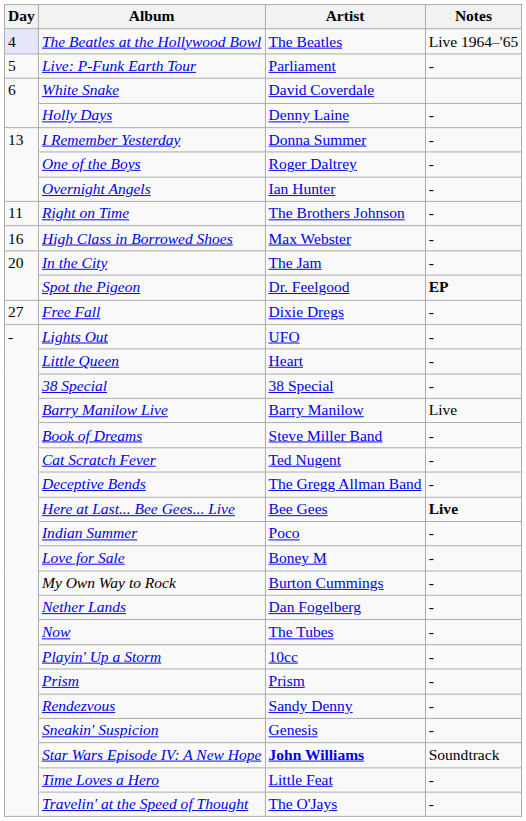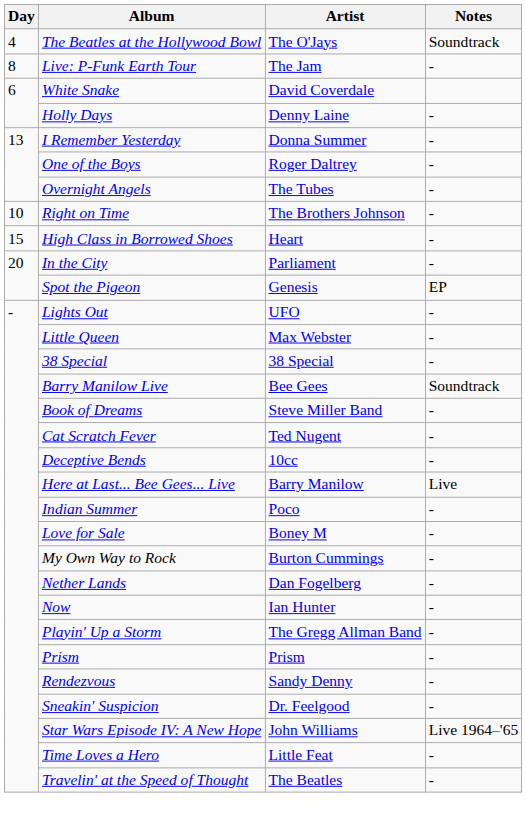(12, 41) lavender background -> (12, 41) no background
(305, 41) The Beatles -> (303, 41) The O'Jays
(473, 41) Live 1964–'65 -> (464, 41) Soundtrack
(12, 66) 5 -> (12, 66) 8
(302, 66) Parliament -> (295, 66) The Jam
(302, 189) Ian Hunter -> (301, 189) The Tubes
(16, 213) 11 -> (16, 213) 10
(16, 238) 16 -> (16, 238) 15
(310, 238) Max Webster -> (286, 238) Heart
(295, 262) The Jam -> (302, 262) Parliament
(309, 287) Dr. Feelgood -> (293, 287) Genesis
(439, 287) bold -> (438, 287) normal
- row: (71, 312)
(286, 361) Heart -> (310, 336) Max Webster
(316, 410) Barry Manilow -> (298, 386) Bee Gees
(443, 410) Live -> (464, 386) Soundtrack
(345, 484) The Gregg Allman Band -> (283, 459) 10cc
(298, 509) Bee Gees -> (316, 484) Barry Manilow
(443, 509) bold -> (443, 484) normal
(301, 632) The Tubes -> (302, 607) Ian Hunter
(283, 656) 10cc -> (345, 632) The Gregg Allman Band
(293, 730) Genesis -> (309, 705) Dr. Feelgood
(316, 755) bold -> (313, 730) normal
(464, 755) Soundtrack -> (473, 730) Live 1964–'65
(303, 804) The O'Jays -> (305, 779) The Beatles
